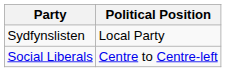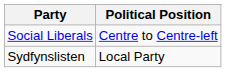rows swapped: (50, 56) <-> (46, 35)
